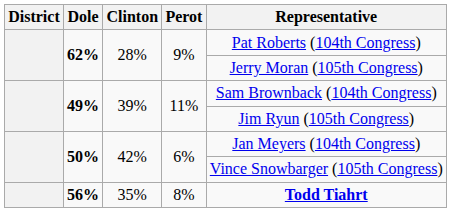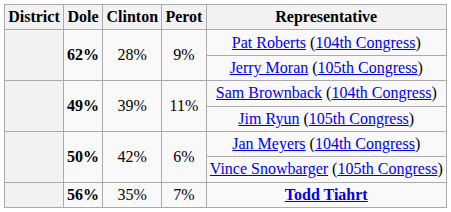(184, 194) 8% -> (184, 194) 7%
